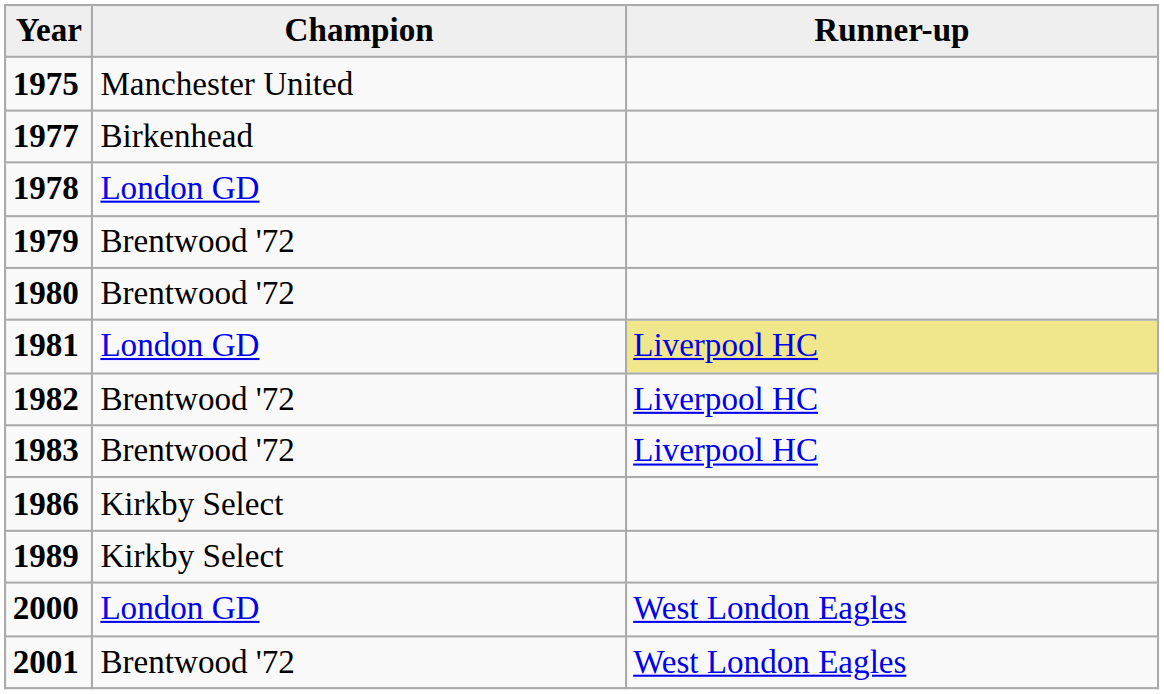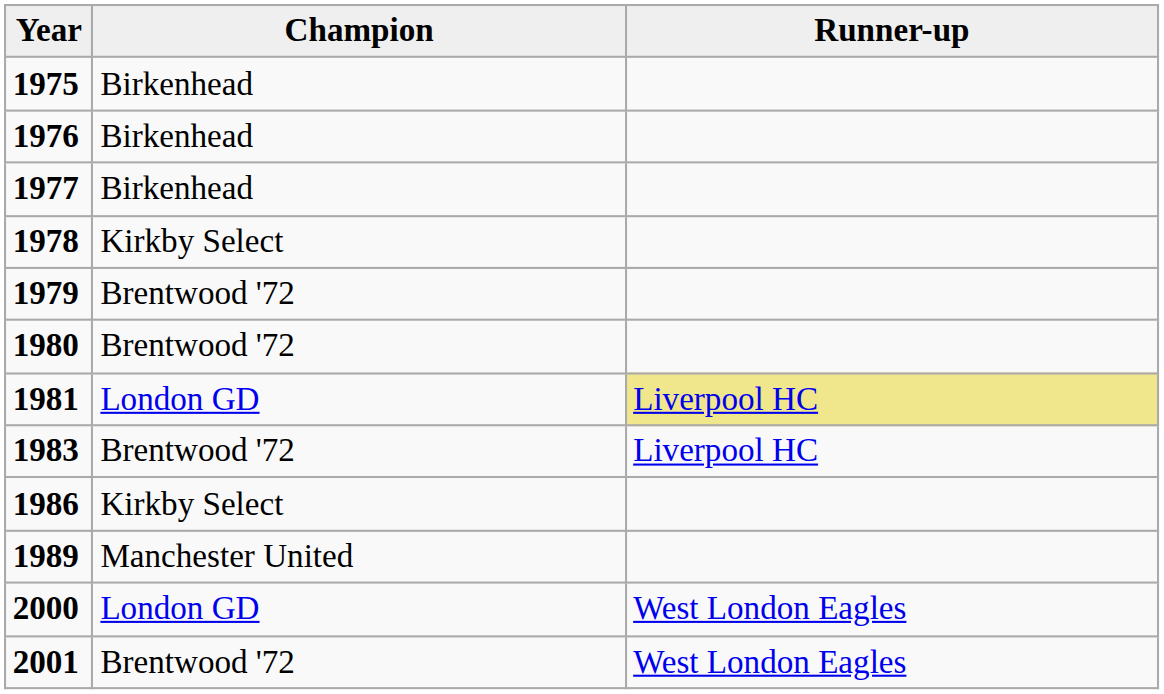(227, 83) Manchester United -> (177, 83) Birkenhead
+ row: (46, 135)
(180, 188) London GD -> (192, 240) Kirkby Select
- row: (46, 398)
(192, 556) Kirkby Select -> (227, 556) Manchester United
